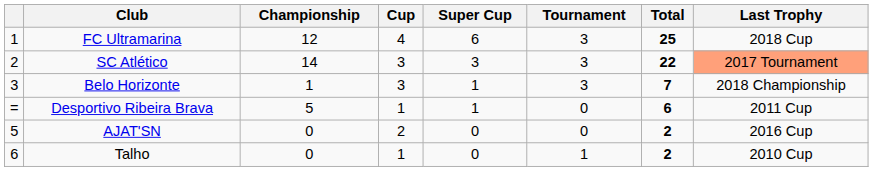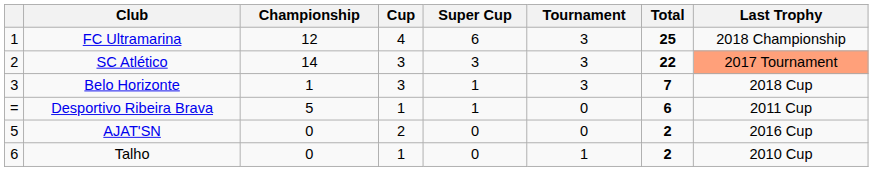(781, 39) 2018 Cup -> (781, 39) 2018 Championship
(781, 85) 2018 Championship -> (781, 85) 2018 Cup
